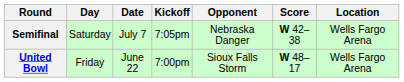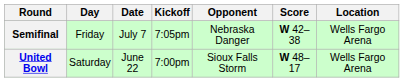(90, 35) Saturday -> (90, 35) Friday
(90, 63) Friday -> (90, 63) Saturday
